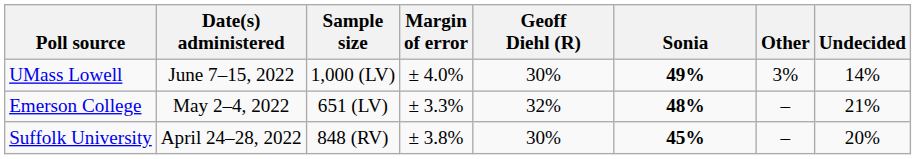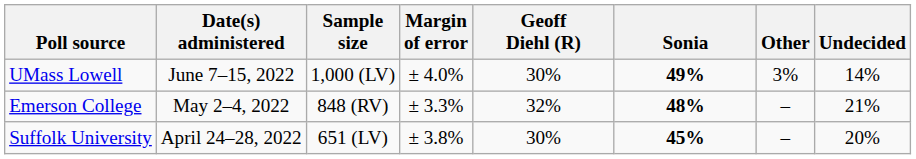(353, 106) 651 (LV) -> (353, 106) 848 (RV)
(353, 138) 848 (RV) -> (353, 138) 651 (LV)
